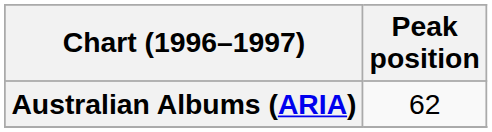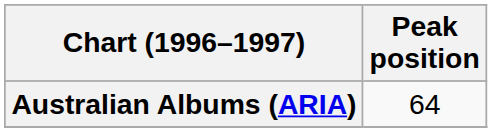(425, 103) 62 -> (425, 103) 64
